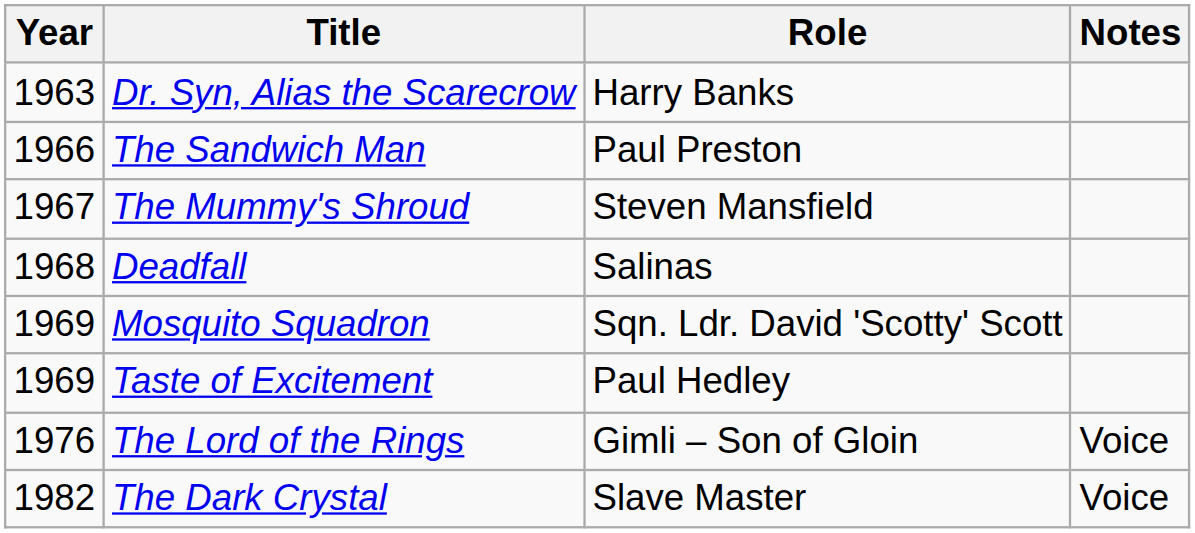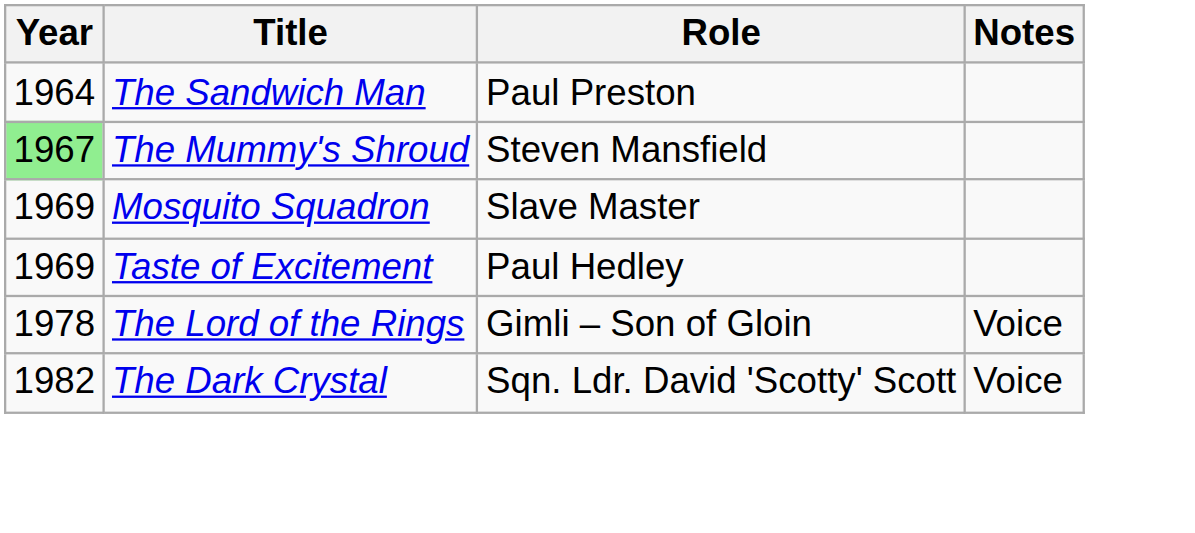- row: (344, 91)
(54, 149) 1966 -> (54, 91) 1964
(54, 207) no background -> (54, 149) lightgreen background
- row: (179, 265)
(828, 324) Sqn. Ldr. David 'Scotty' Scott -> (593, 207) Slave Master
(54, 440) 1976 -> (54, 324) 1978
(699, 498) Slave Master -> (721, 382) Sqn. Ldr. David 'Scotty' Scott
